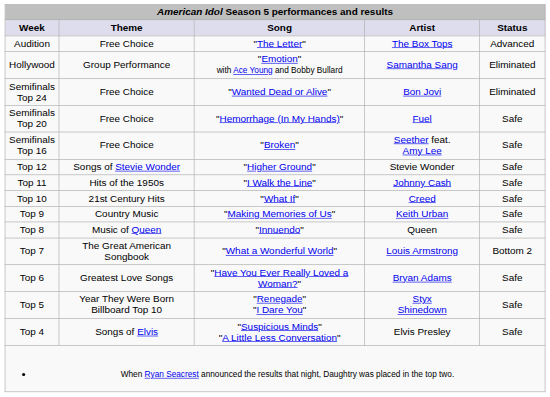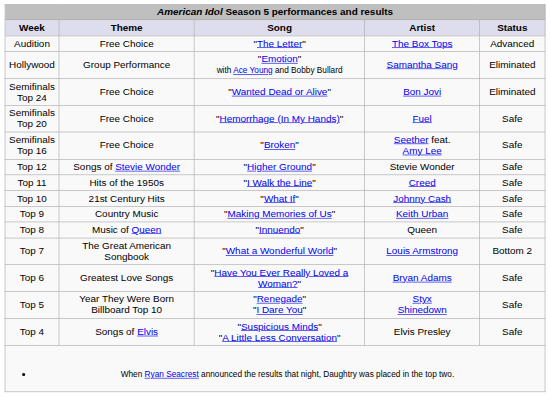(422, 182) Johnny Cash -> (422, 182) Creed
(422, 198) Creed -> (422, 198) Johnny Cash
